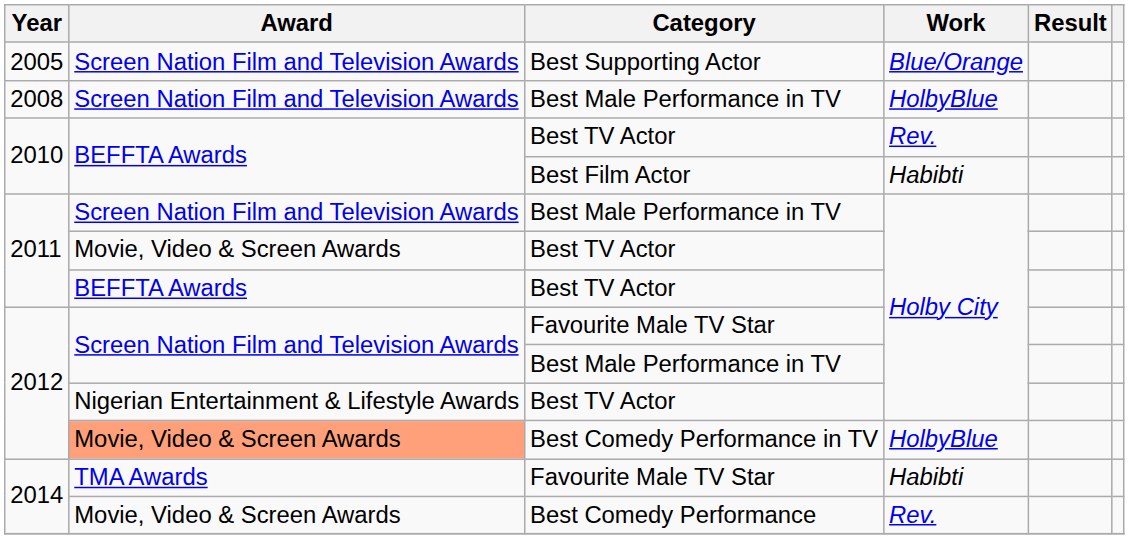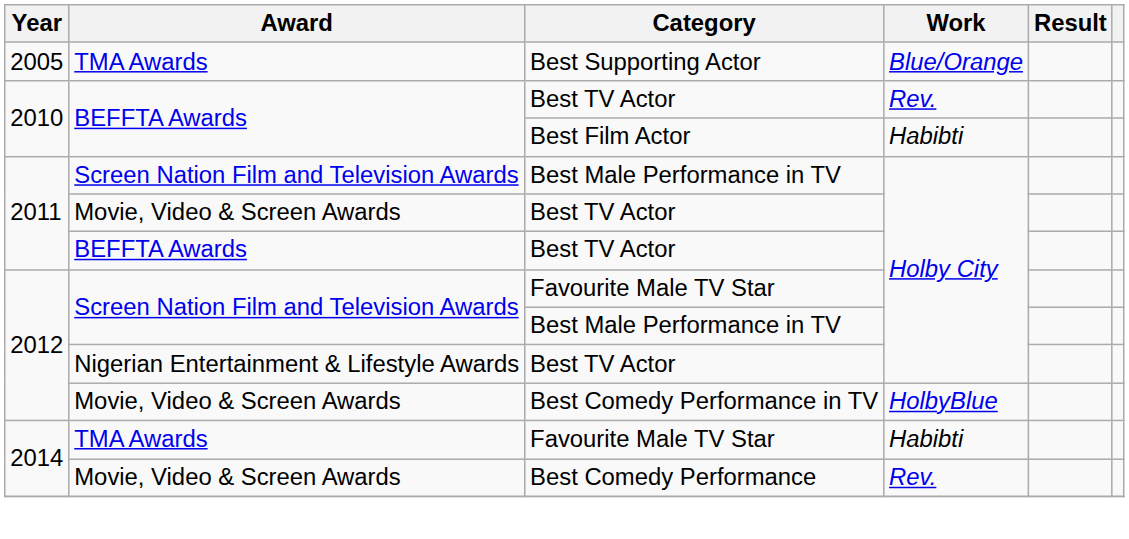(296, 61) Screen Nation Film and Television Awards -> (141, 61) TMA Awards
- row: (37, 99)
(237, 439) lightsalmon background -> (237, 401) no background
